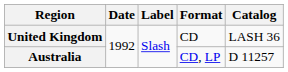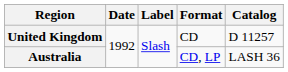(254, 36) LASH 36 -> (251, 36) D 11257
(251, 57) D 11257 -> (254, 57) LASH 36
